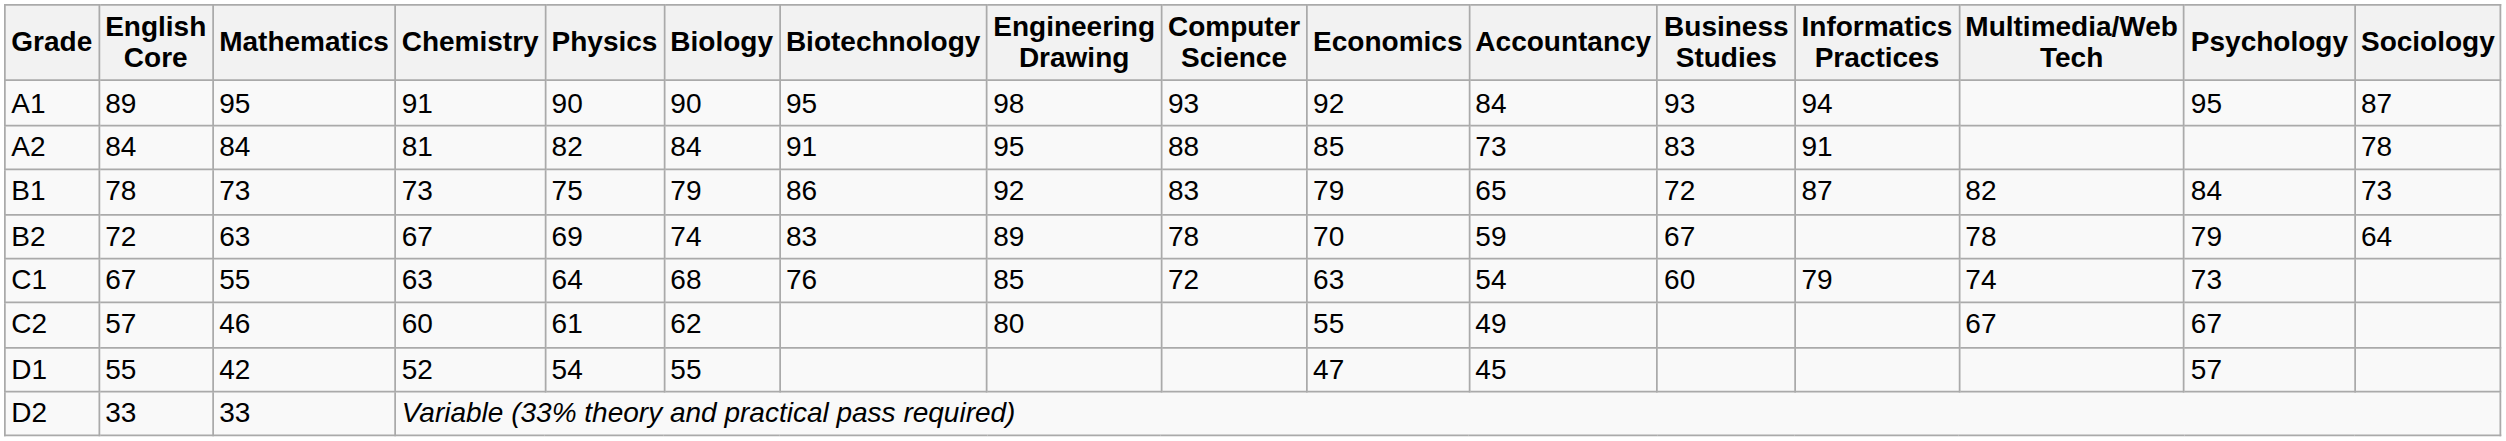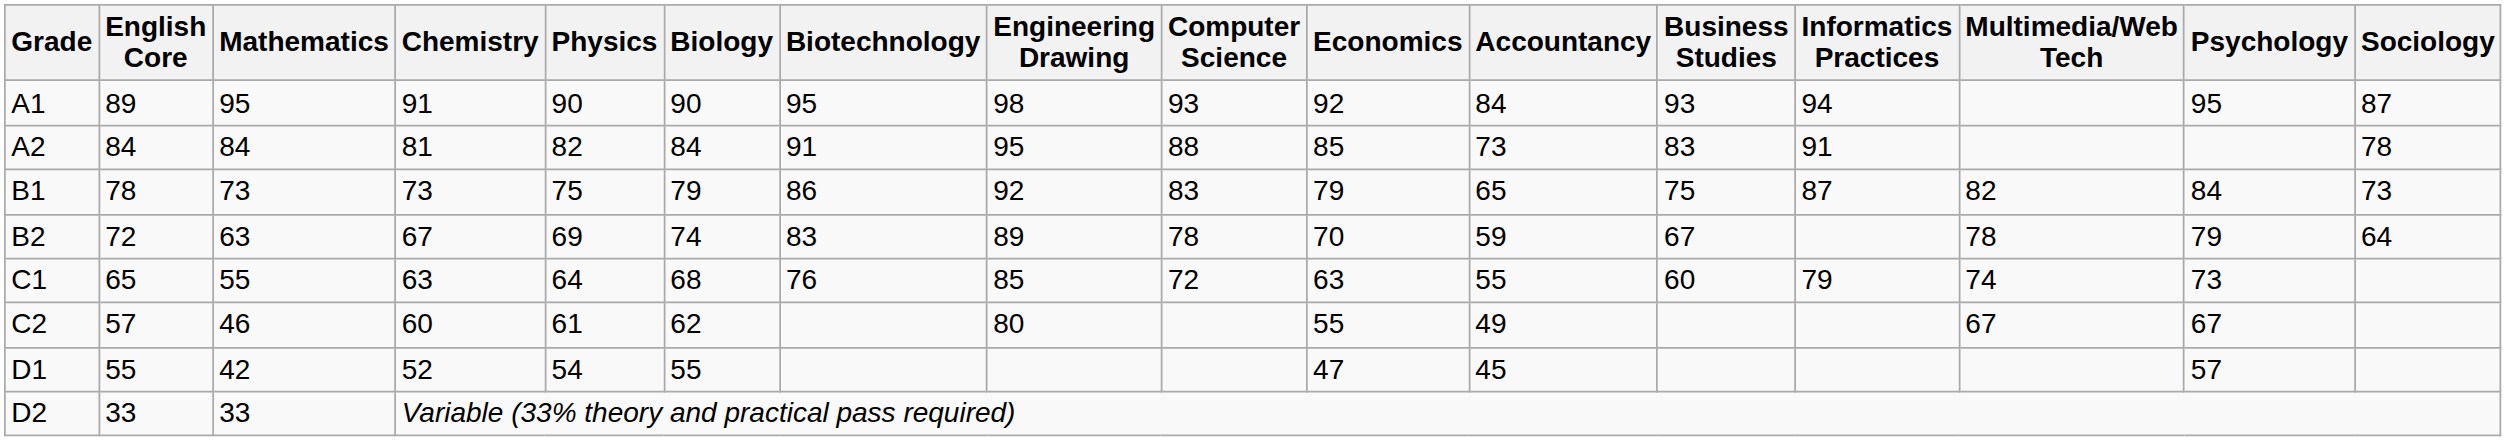(1680, 191) 72 -> (1680, 191) 75
(121, 280) 67 -> (121, 280) 65
(1491, 280) 54 -> (1491, 280) 55
